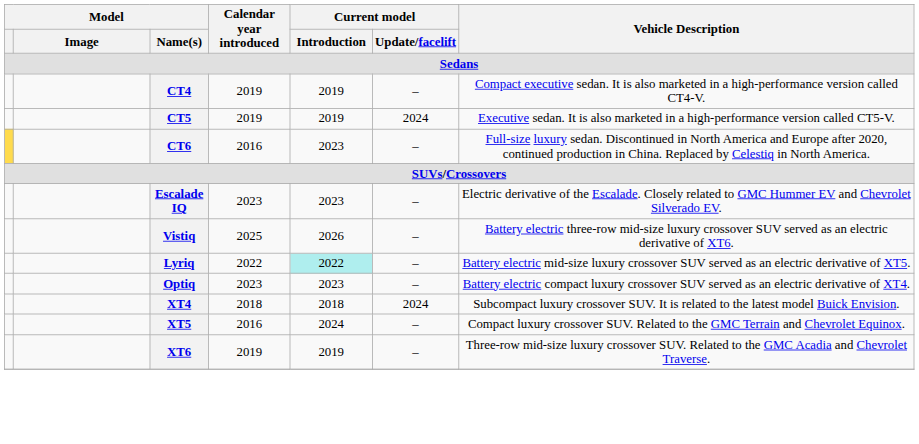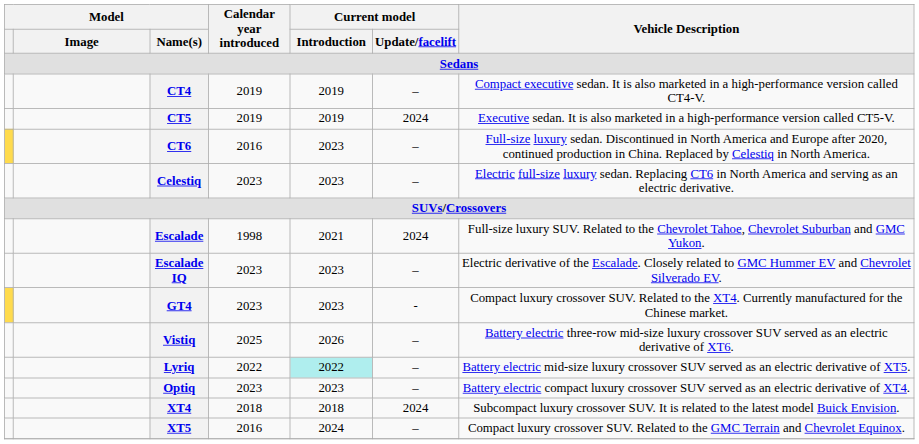+ row: (179, 180)
+ row: (179, 235)
+ row: (179, 305)
- row: (179, 351)
